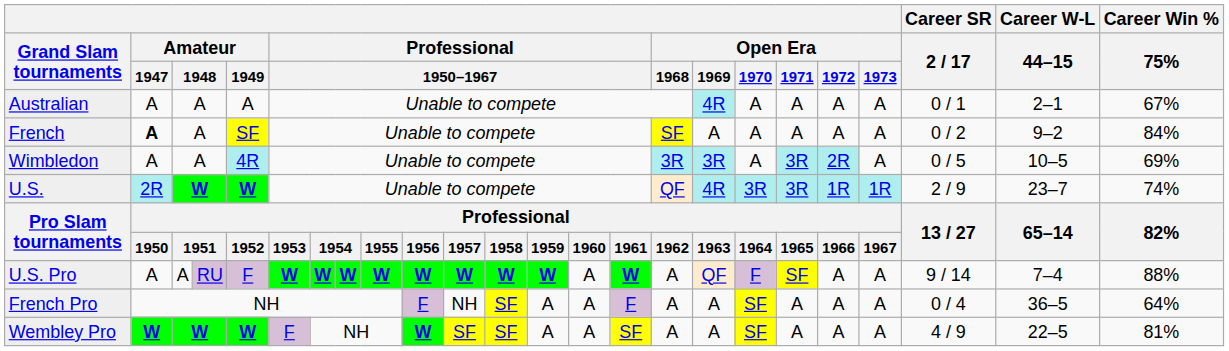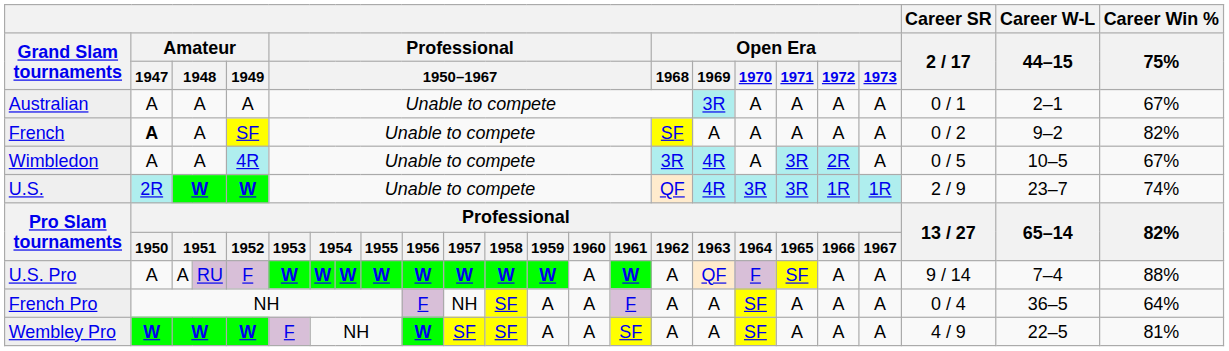(714, 104) 4R -> (714, 104) 3R
(1161, 133) 84% -> (1161, 133) 82%
(714, 161) 3R -> (714, 161) 4R
(1161, 161) 69% -> (1161, 161) 67%
